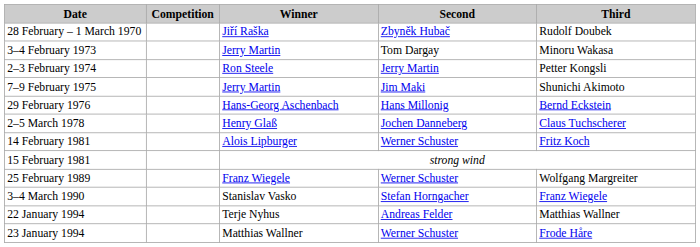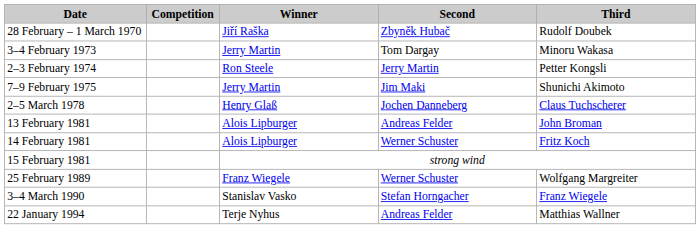- row: (49, 105)
+ row: (49, 123)
- row: (46, 233)
